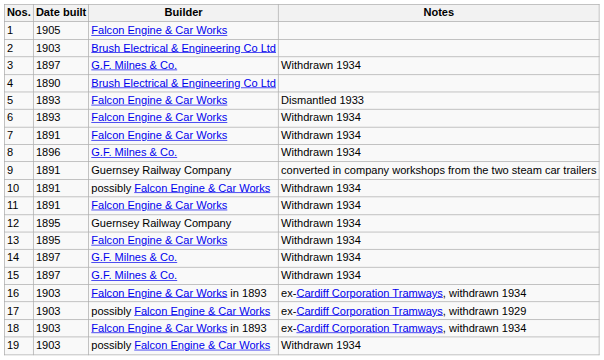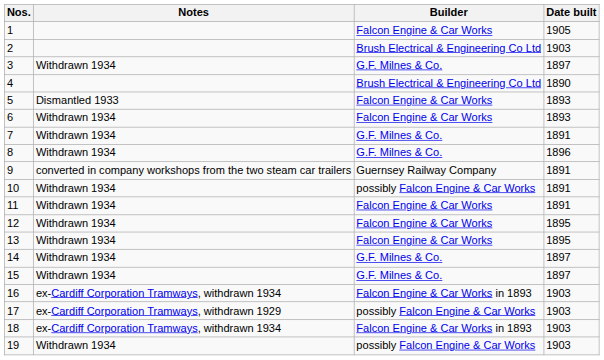columns swapped: (61, 13) <-> (439, 13)
(159, 135) Falcon Engine & Car Works -> (399, 135) G.F. Milnes & Co.
(161, 223) Guernsey Railway Company -> (424, 223) Falcon Engine & Car Works
